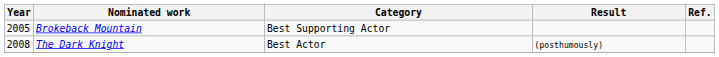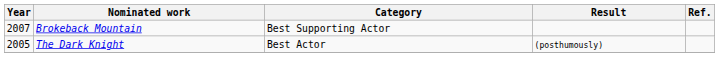(18, 28) 2005 -> (18, 28) 2007
(18, 44) 2008 -> (18, 44) 2005
